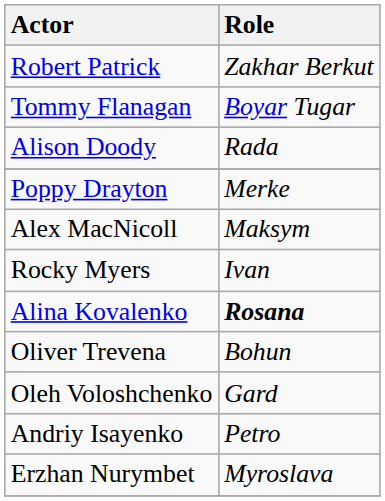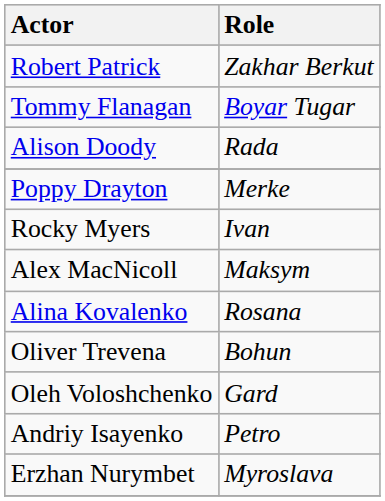rows swapped: (94, 229) <-> (81, 270)
(264, 310) bold -> (263, 310) normal
